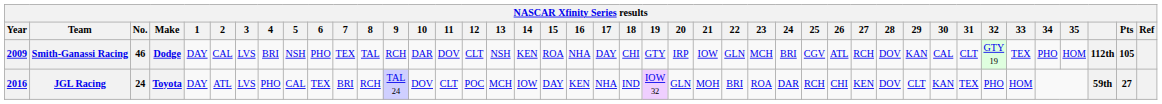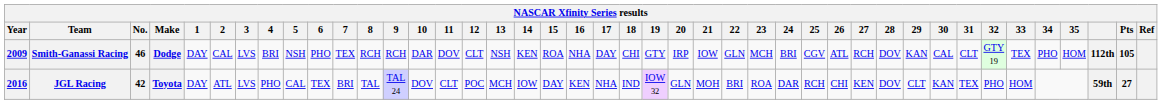(370, 54) TAL -> (370, 54) RCH
(140, 84) 24 -> (140, 84) 42
(370, 84) RCH -> (370, 84) TAL
